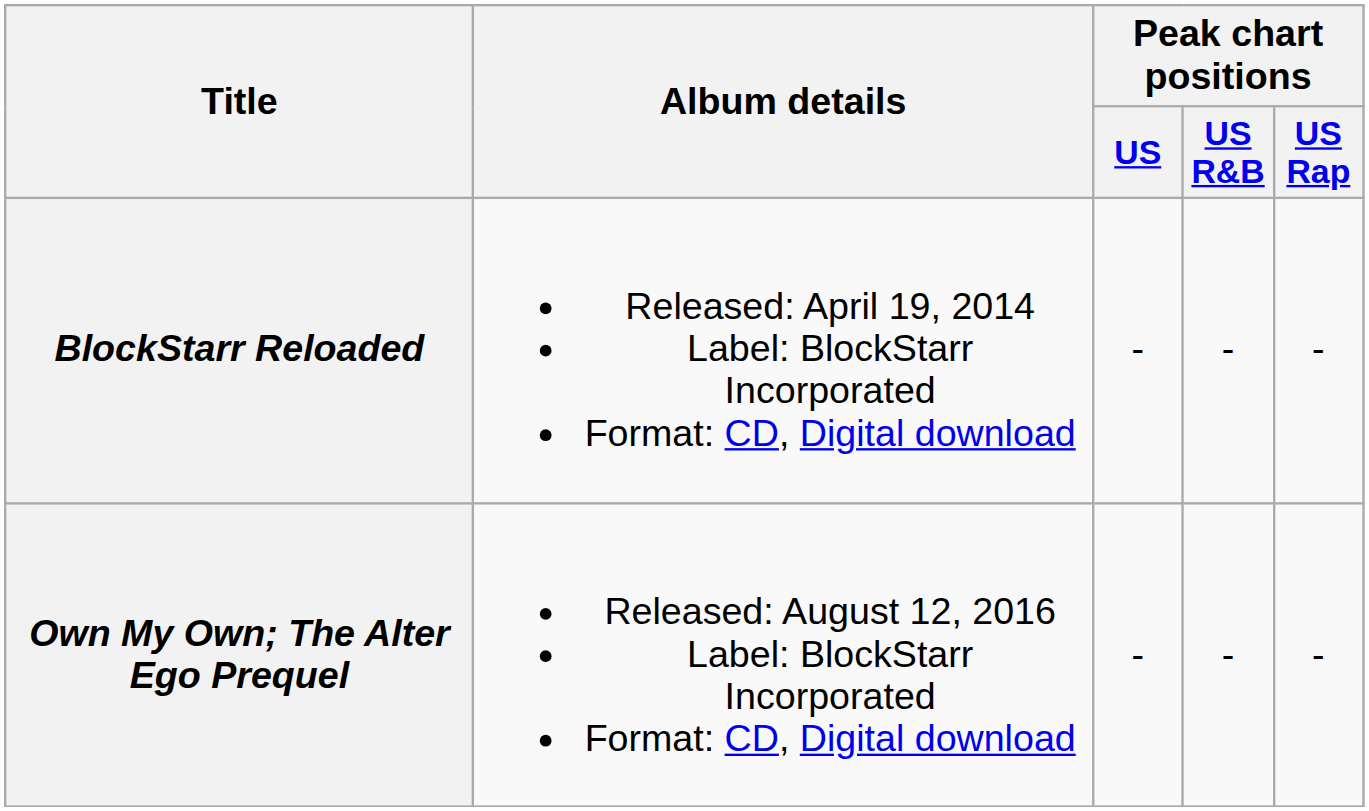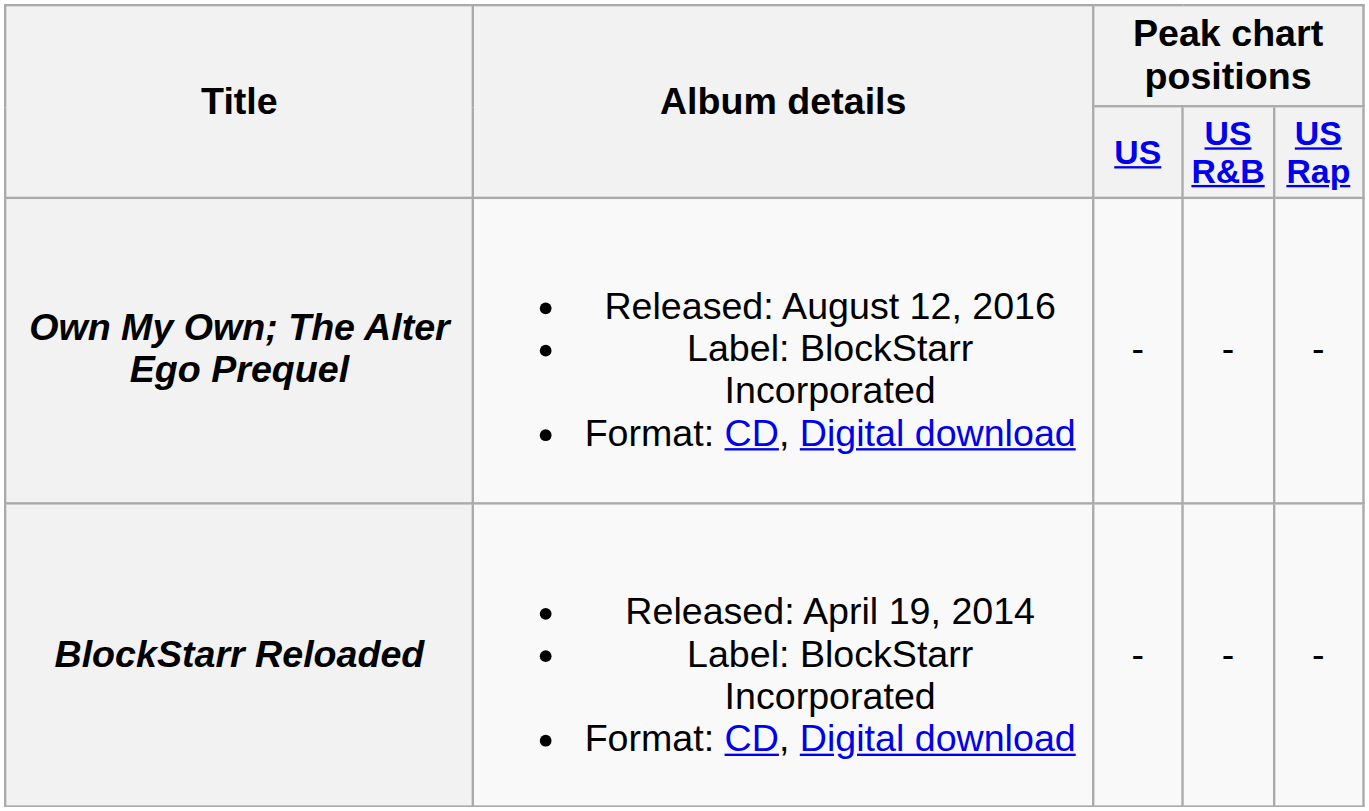rows swapped: (239, 349) <-> (239, 653)
